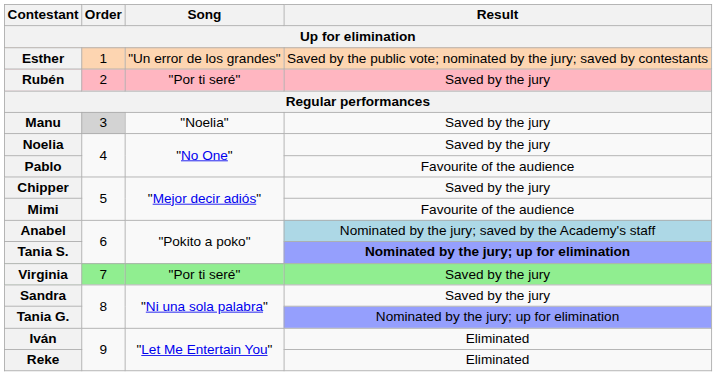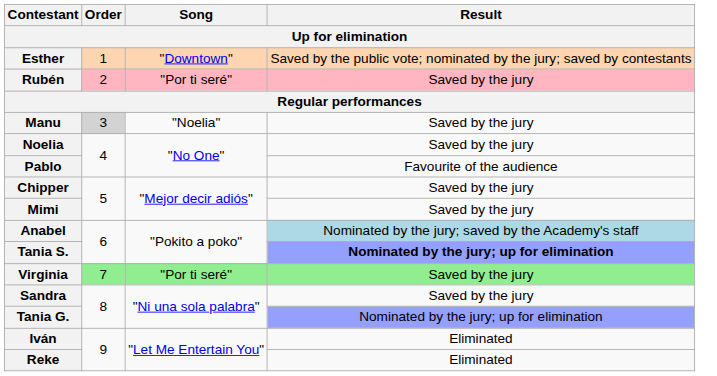(204, 58) "Un error de los grandes" -> (196, 58) "Downtown"
(498, 209) Favourite of the audience -> (481, 209) Saved by the jury
